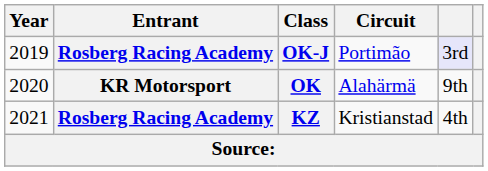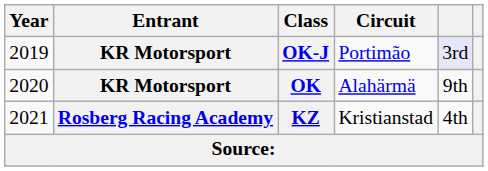(165, 52) Rosberg Racing Academy -> (165, 52) KR Motorsport
